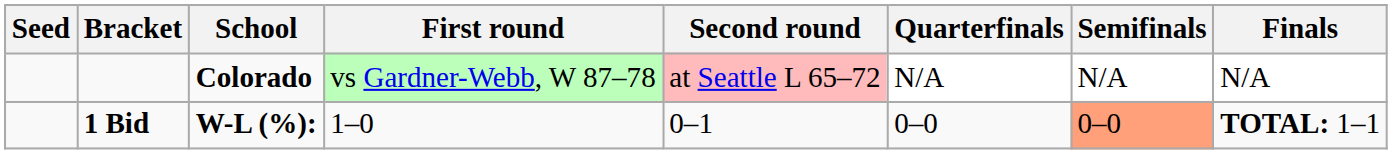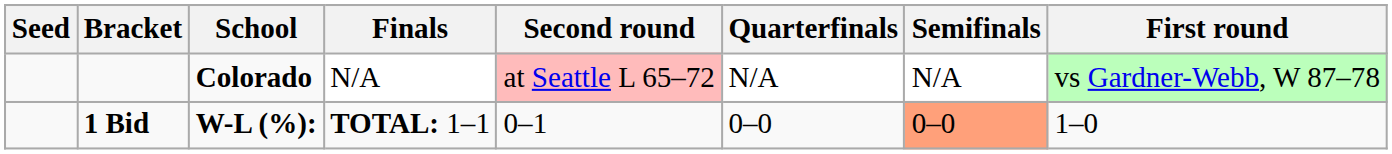columns swapped: (493, 28) <-> (1300, 28)
